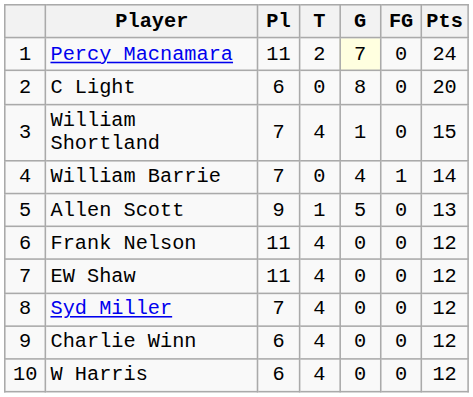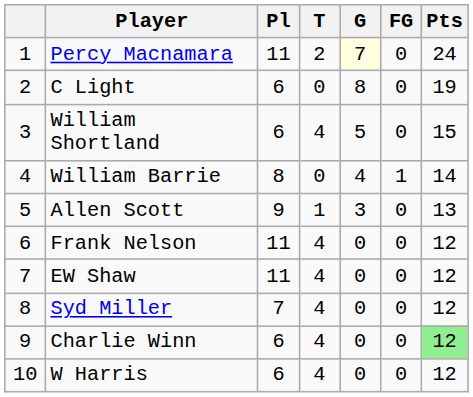(445, 87) 20 -> (445, 87) 19
(279, 132) 7 -> (279, 132) 6
(360, 132) 1 -> (360, 132) 5
(279, 177) 7 -> (279, 177) 8
(360, 210) 5 -> (360, 210) 3
(445, 342) no background -> (445, 342) lightgreen background
